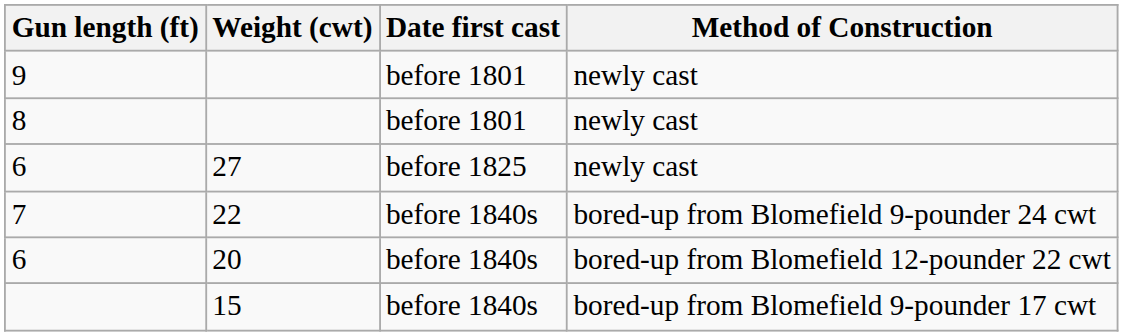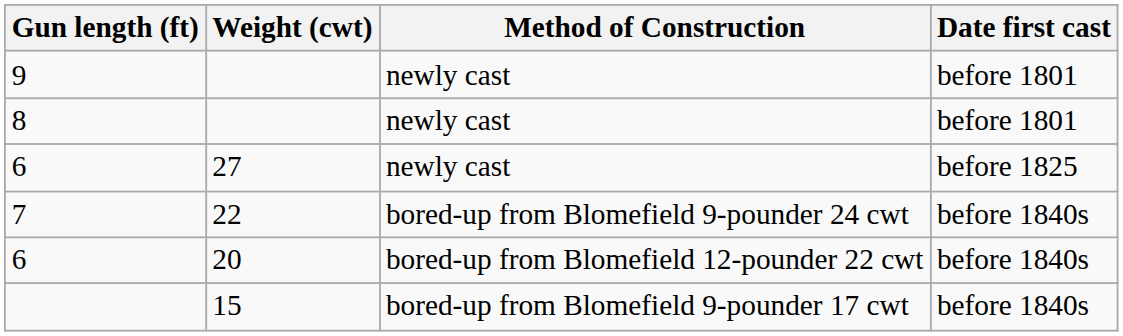columns swapped: (473, 27) <-> (842, 27)
